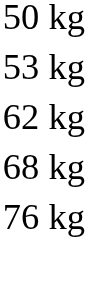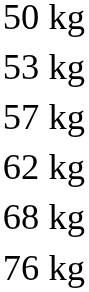+ row: (44, 117)
